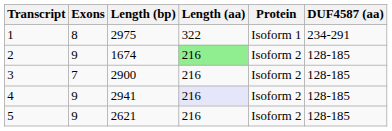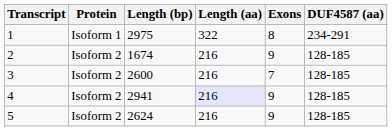columns swapped: (276, 14) <-> (88, 14)
(191, 55) lightgreen background -> (208, 55) no background
(123, 75) 2900 -> (140, 75) 2600
(123, 116) 2621 -> (140, 116) 2624
